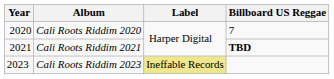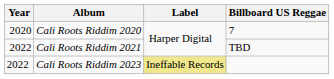(19, 47) 2021 -> (19, 47) 2022
(240, 47) bold -> (240, 47) normal
(18, 64) 2023 -> (18, 64) 2022
